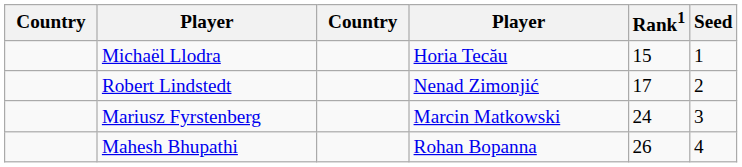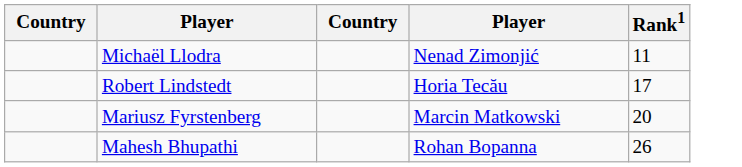- column: (713, 22)
(460, 55) Horia Tecău -> (476, 55) Nenad Zimonjić
(642, 55) 15 -> (642, 55) 11
(476, 85) Nenad Zimonjić -> (460, 85) Horia Tecău
(642, 116) 24 -> (642, 116) 20
